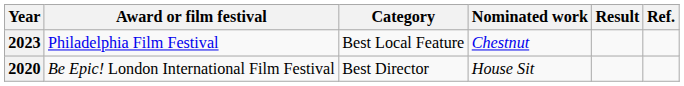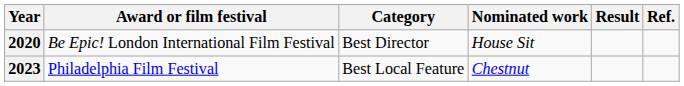rows swapped: (24, 68) <-> (24, 42)
